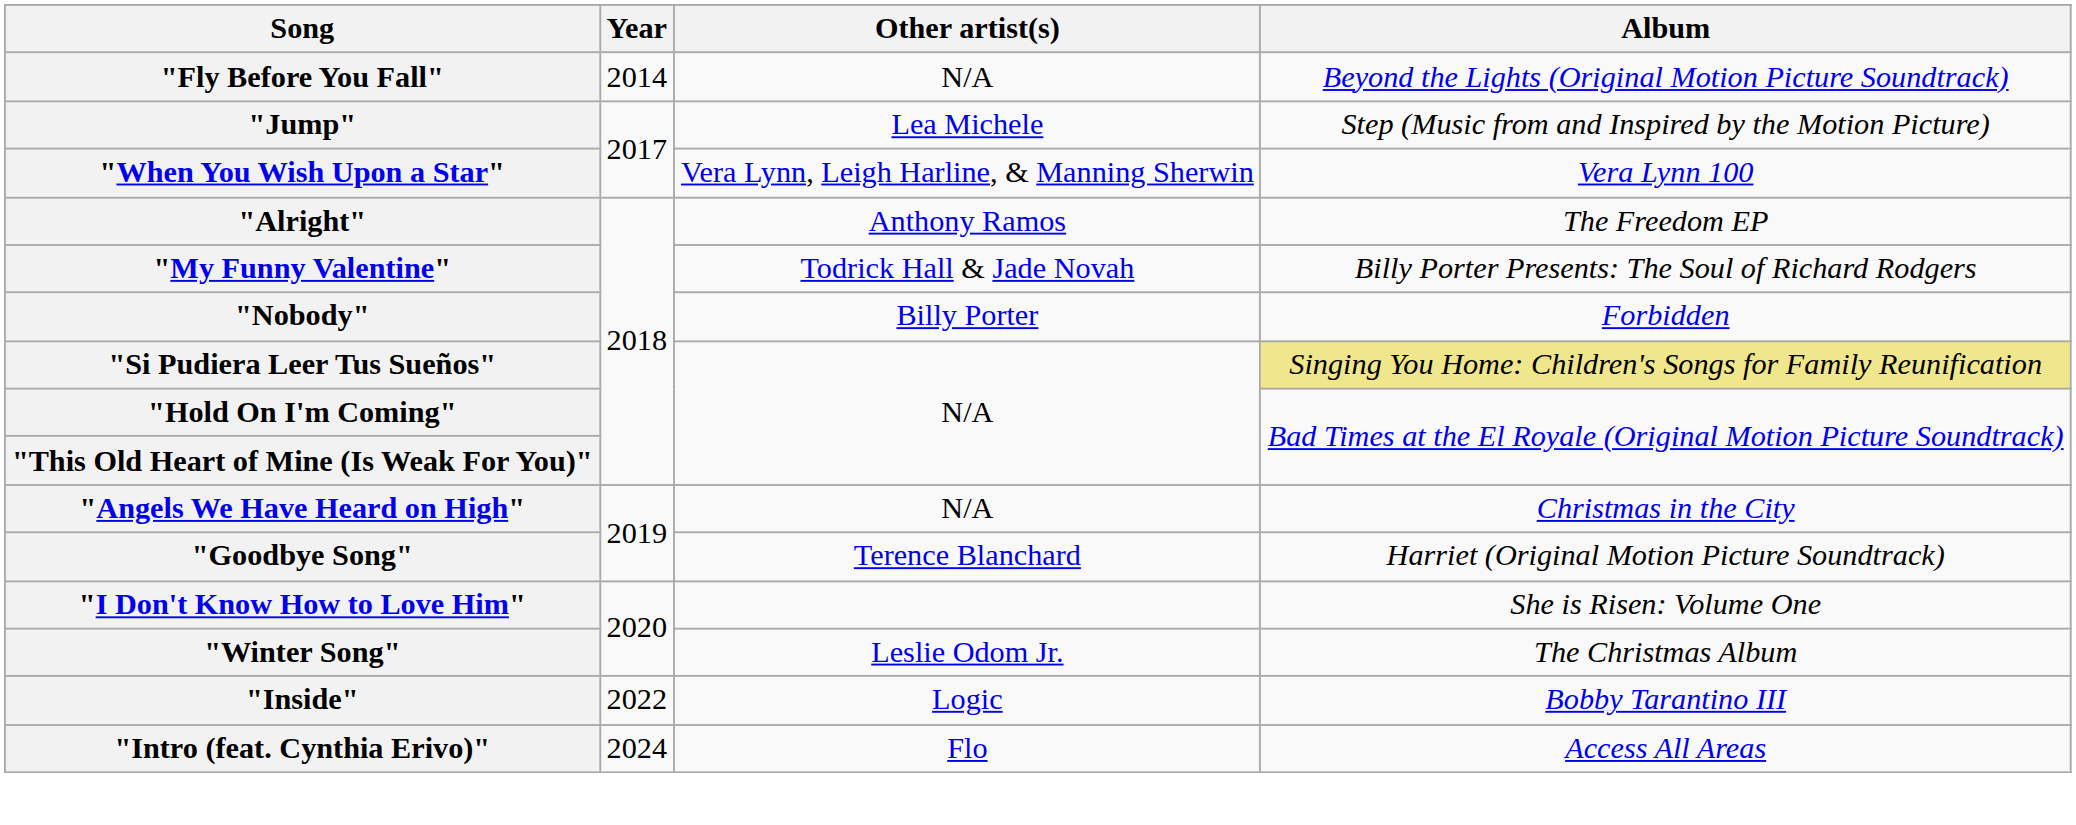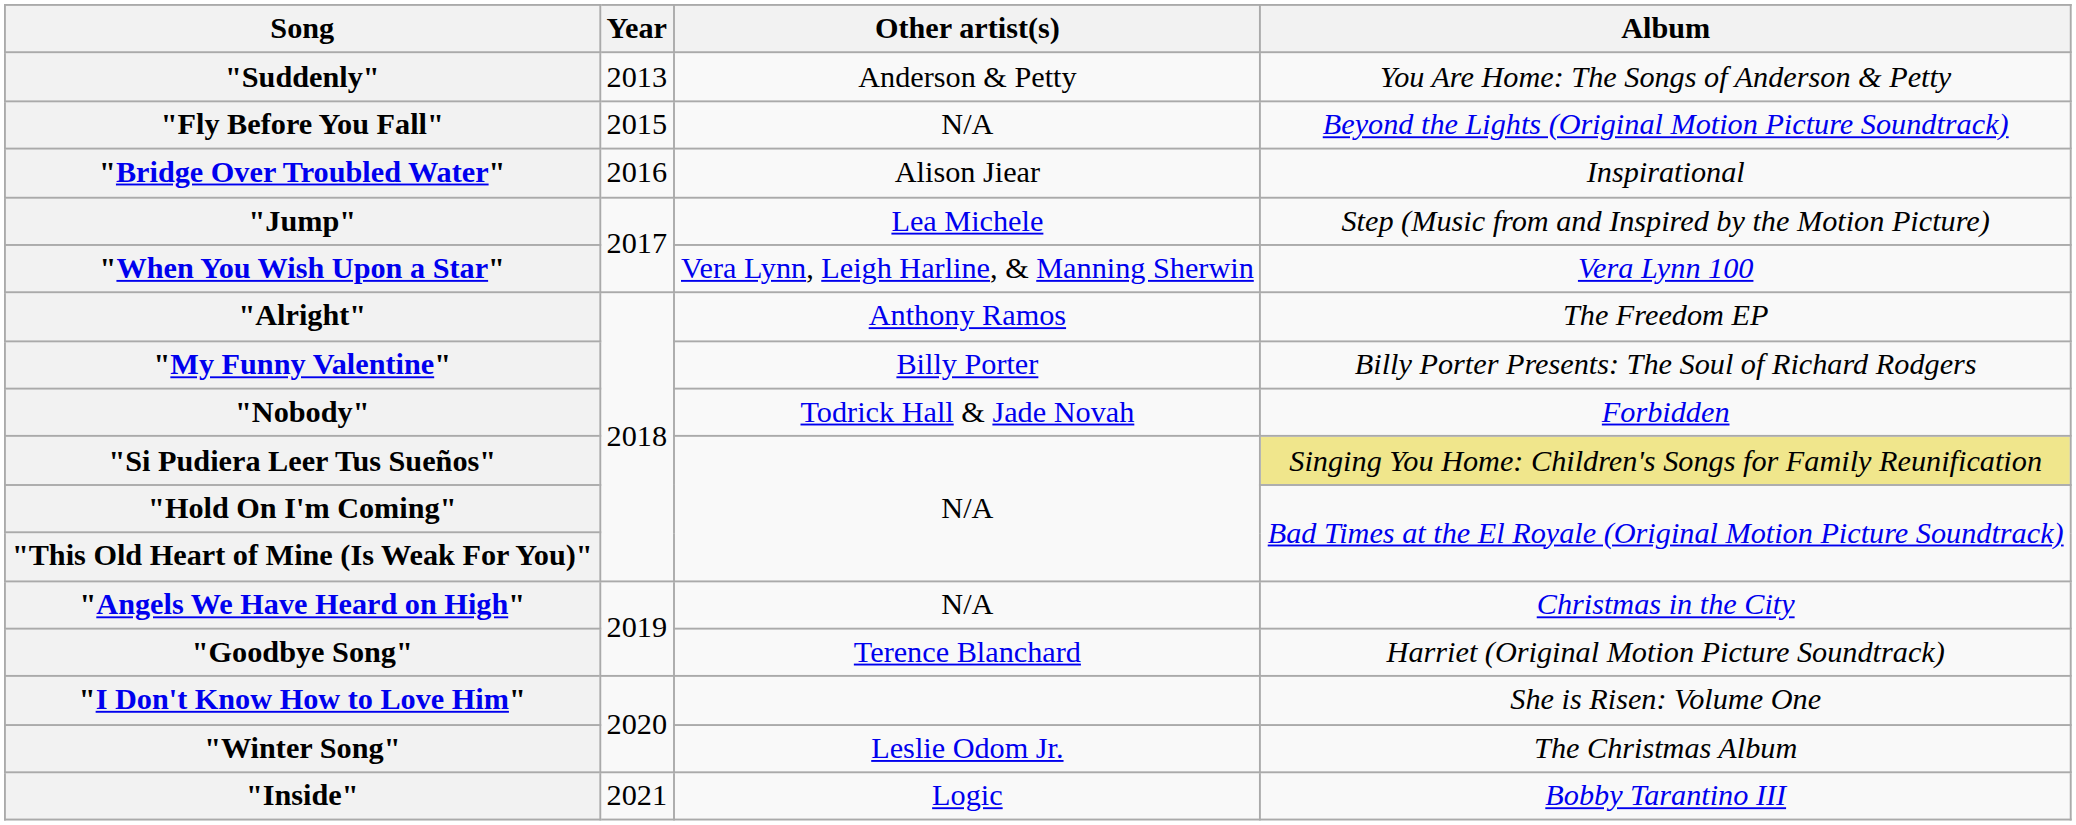+ row: (302, 76)
(637, 76) 2014 -> (637, 124) 2015
+ row: (302, 172)
(967, 268) Todrick Hall & Jade Novah -> (967, 364) Billy Porter
(967, 316) Billy Porter -> (967, 412) Todrick Hall & Jade Novah
(637, 699) 2022 -> (637, 795) 2021
- row: (302, 747)
